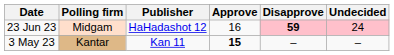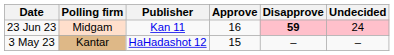(168, 27) HaHadashot 12 -> (168, 27) Kan 11
(168, 43) Kan 11 -> (168, 43) HaHadashot 12
(235, 43) bold -> (235, 43) normal
